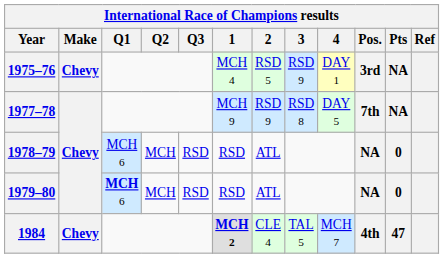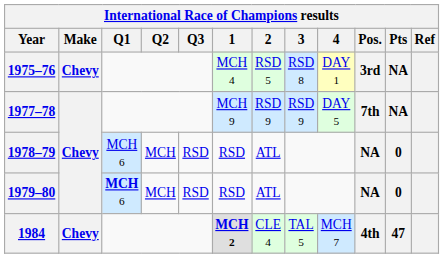(301, 71) RSD 9 -> (301, 71) RSD 8
(301, 111) RSD 8 -> (301, 111) RSD 9
